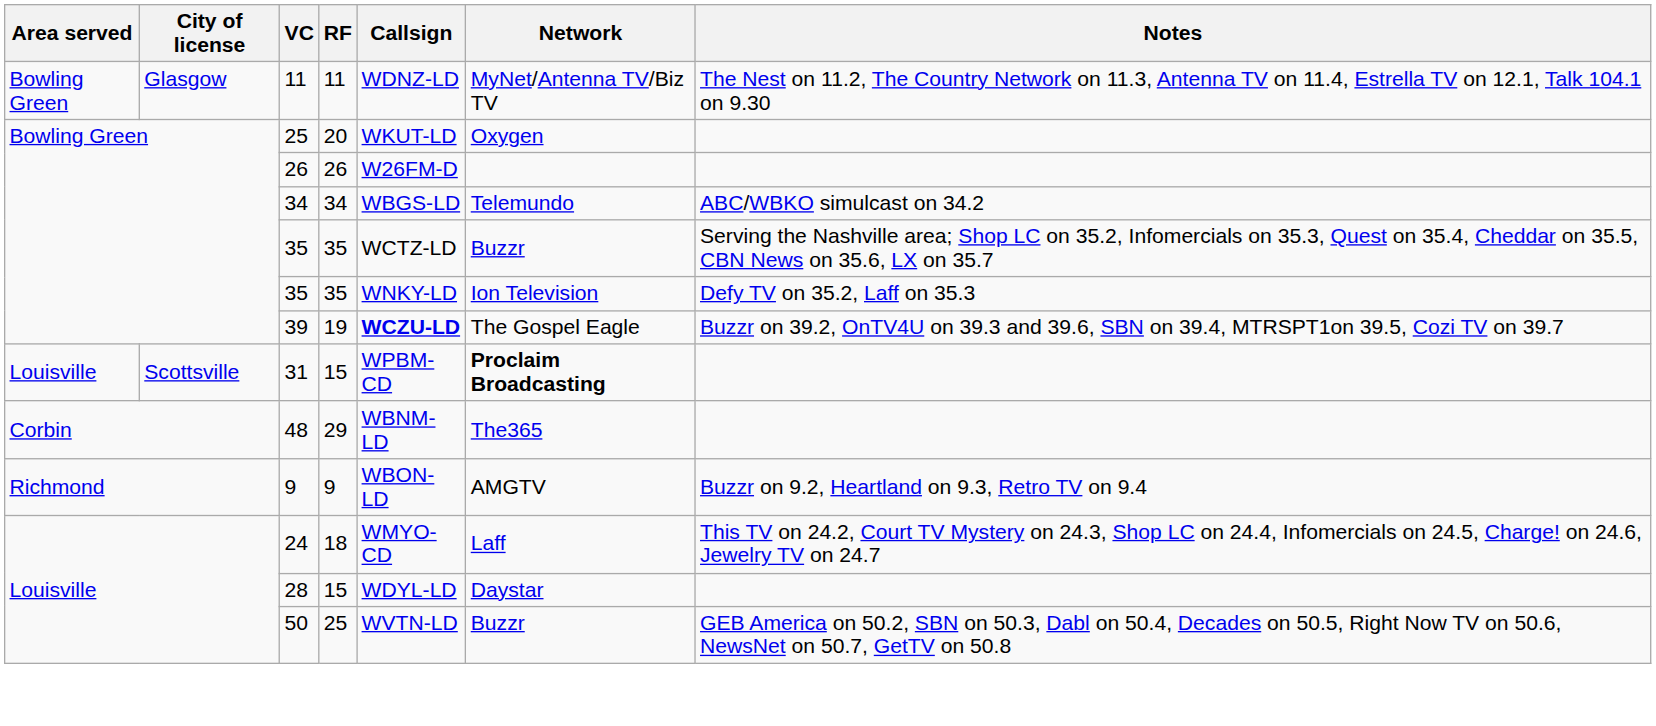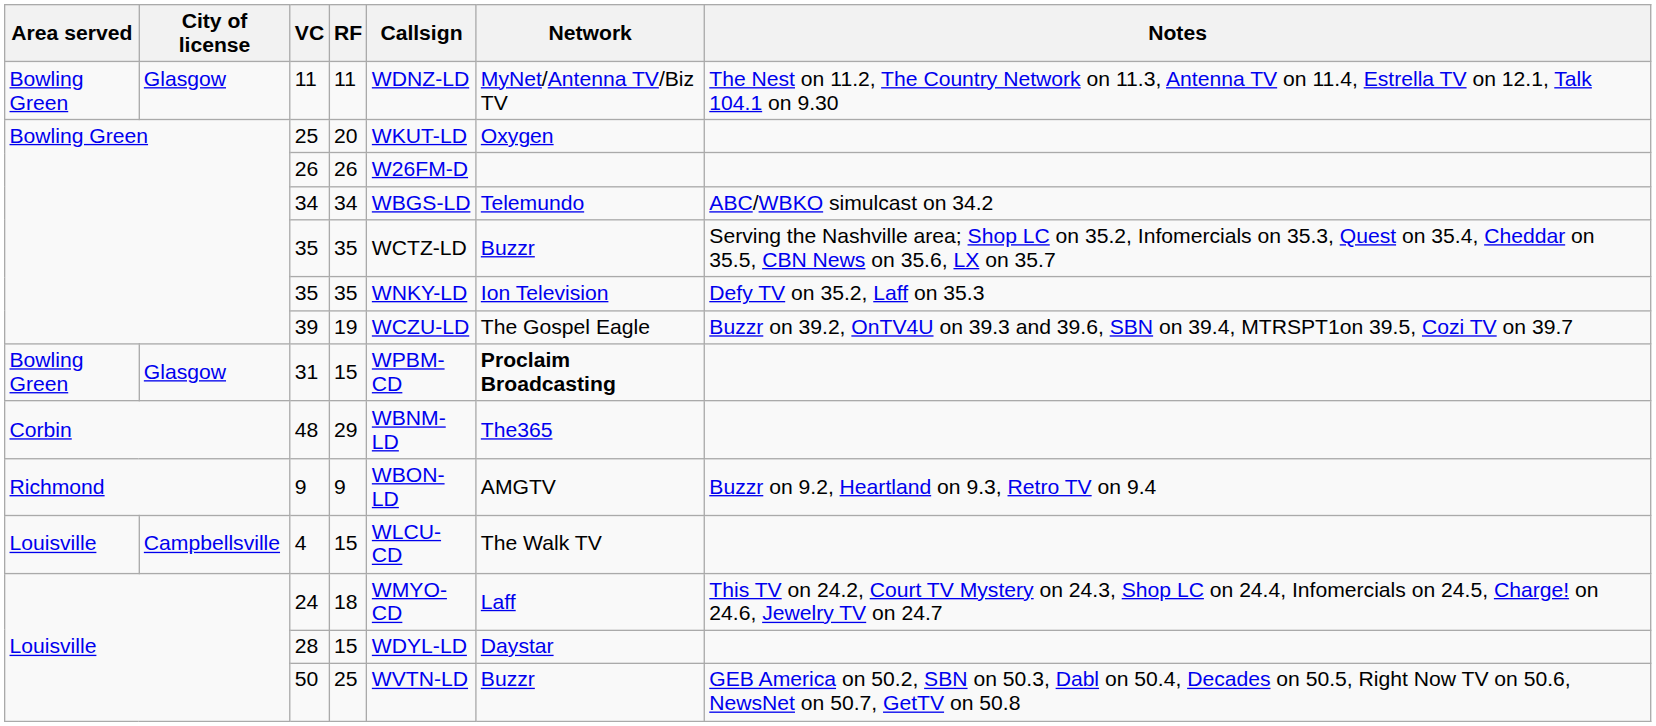(411, 326) bold -> (421, 326) normal
(53, 372) Louisville -> (47, 372) Bowling Green
(192, 372) Scottsville -> (185, 372) Glasgow
+ row: (301, 544)
